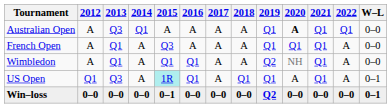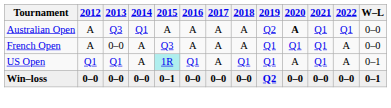(270, 29) Q1 -> (270, 29) Q2
(116, 45) Q1 -> (116, 45) 0–0
- row: (31, 62)
(116, 78) Q3 -> (116, 62) Q1
